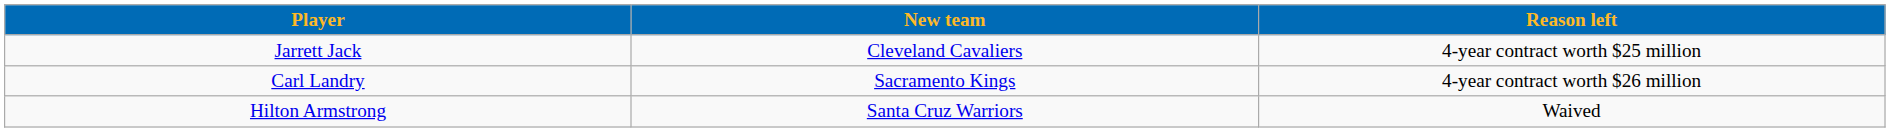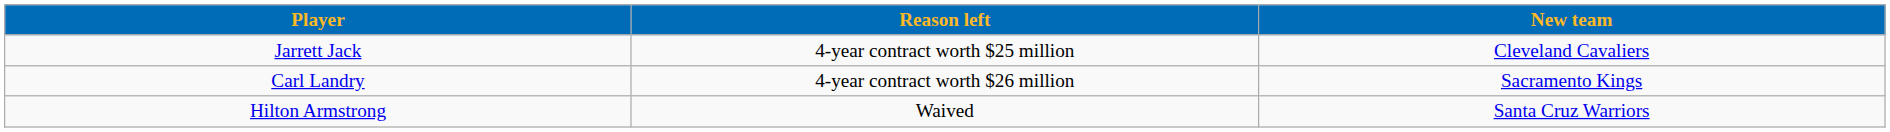columns swapped: (1572, 19) <-> (945, 19)
